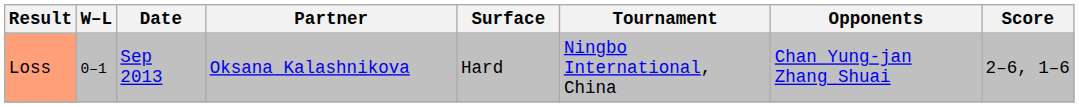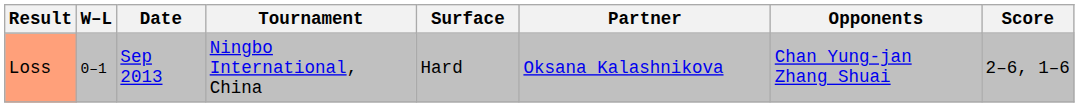columns swapped: (665, 19) <-> (331, 19)
